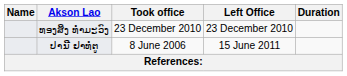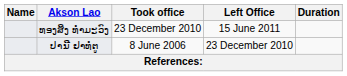(249, 29) 23 December 2010 -> (249, 29) 15 June 2011
(249, 46) 15 June 2011 -> (249, 46) 23 December 2010
